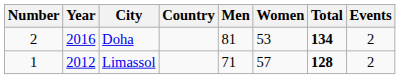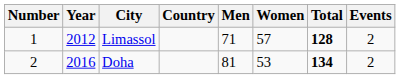rows swapped: (129, 62) <-> (118, 39)
